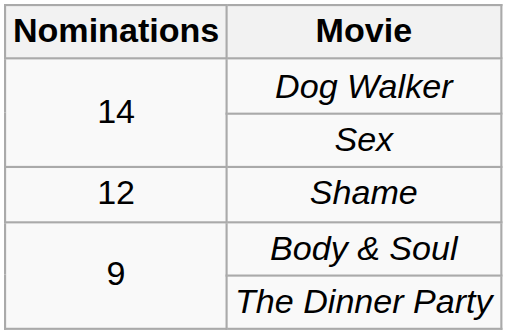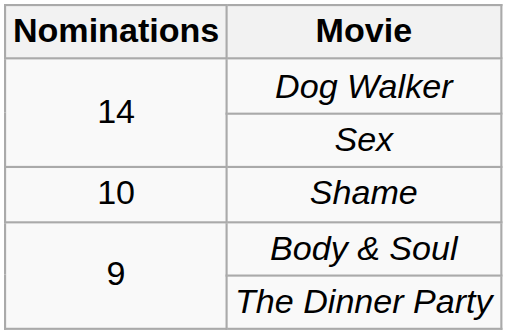(116, 193) 12 -> (116, 193) 10
